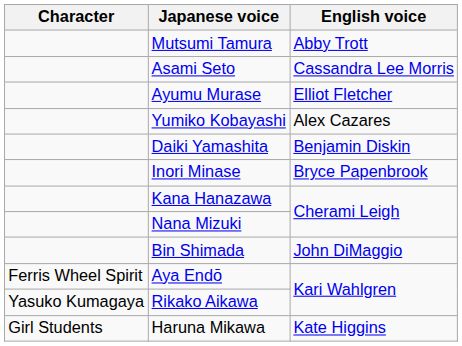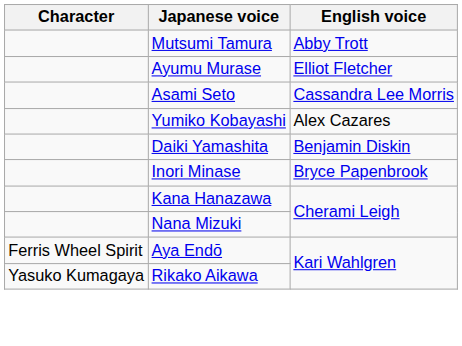rows swapped: (193, 69) <-> (206, 95)
- row: (198, 250)
- row: (208, 328)
